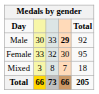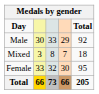(65, 40) bold -> (65, 40) normal
rows swapped: (19, 54) <-> (19, 68)
